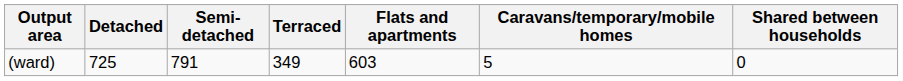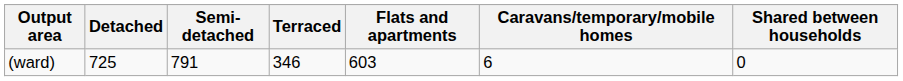(287, 62) 349 -> (287, 62) 346
(488, 62) 5 -> (488, 62) 6
